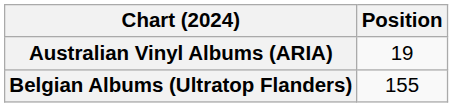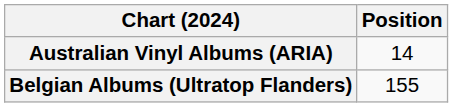(402, 53) 19 -> (402, 53) 14
